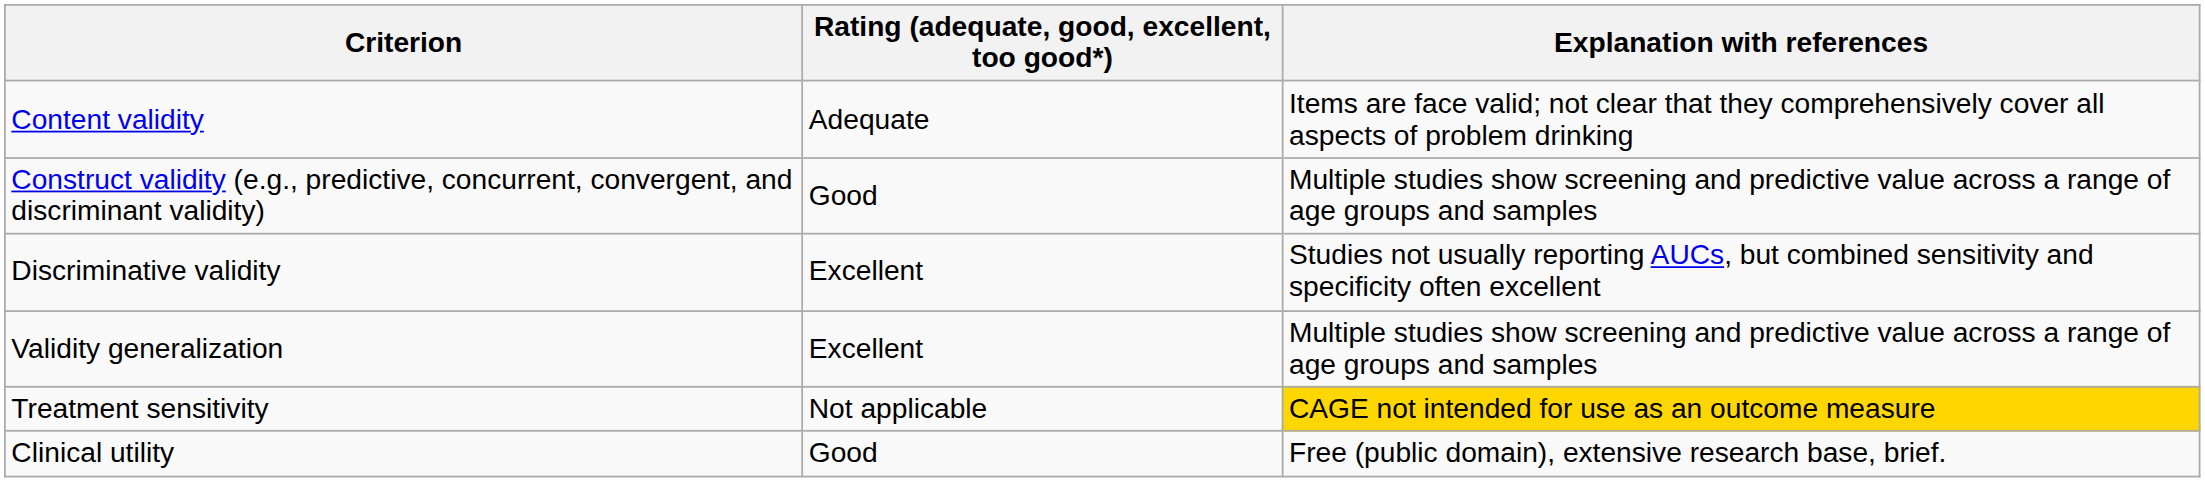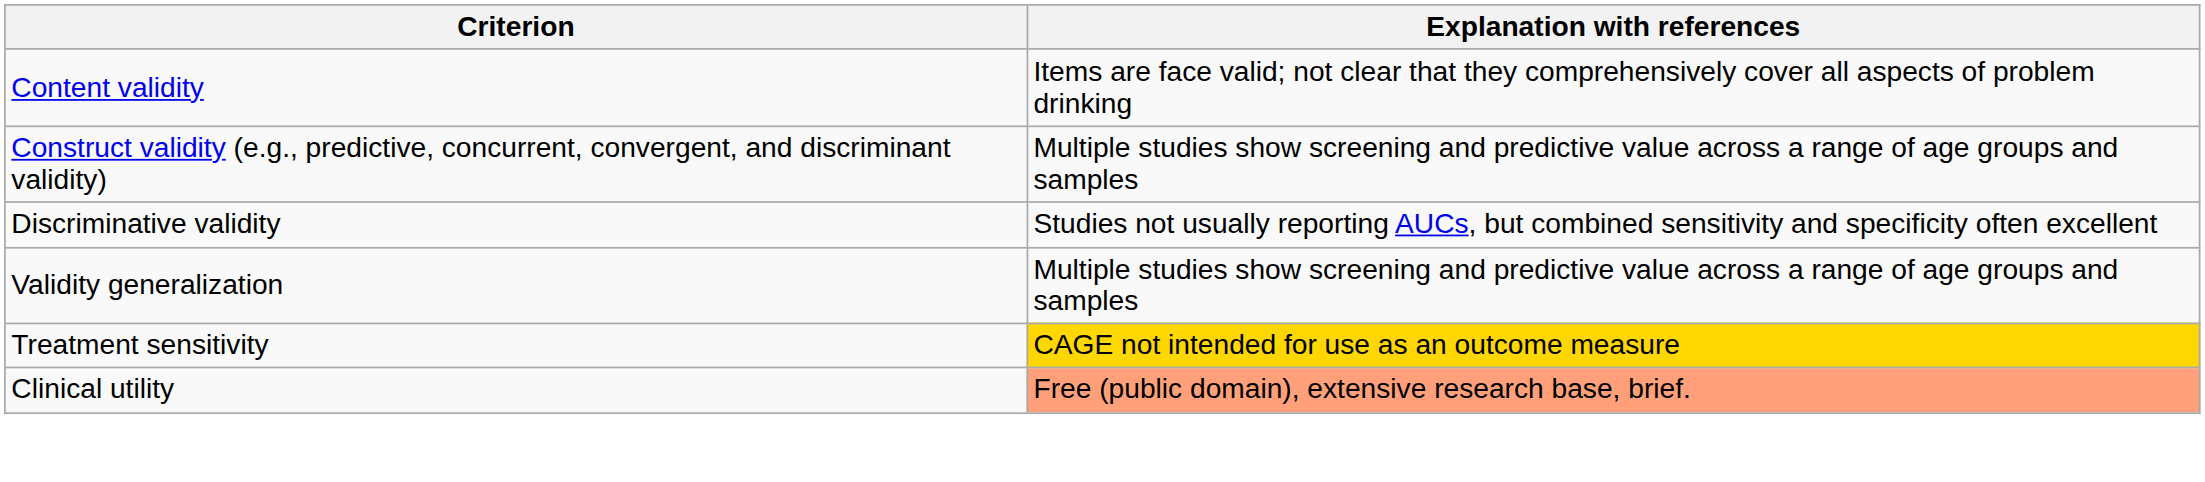- column: (1042, 42)
(1618, 453) no background -> (1362, 389) lightsalmon background
